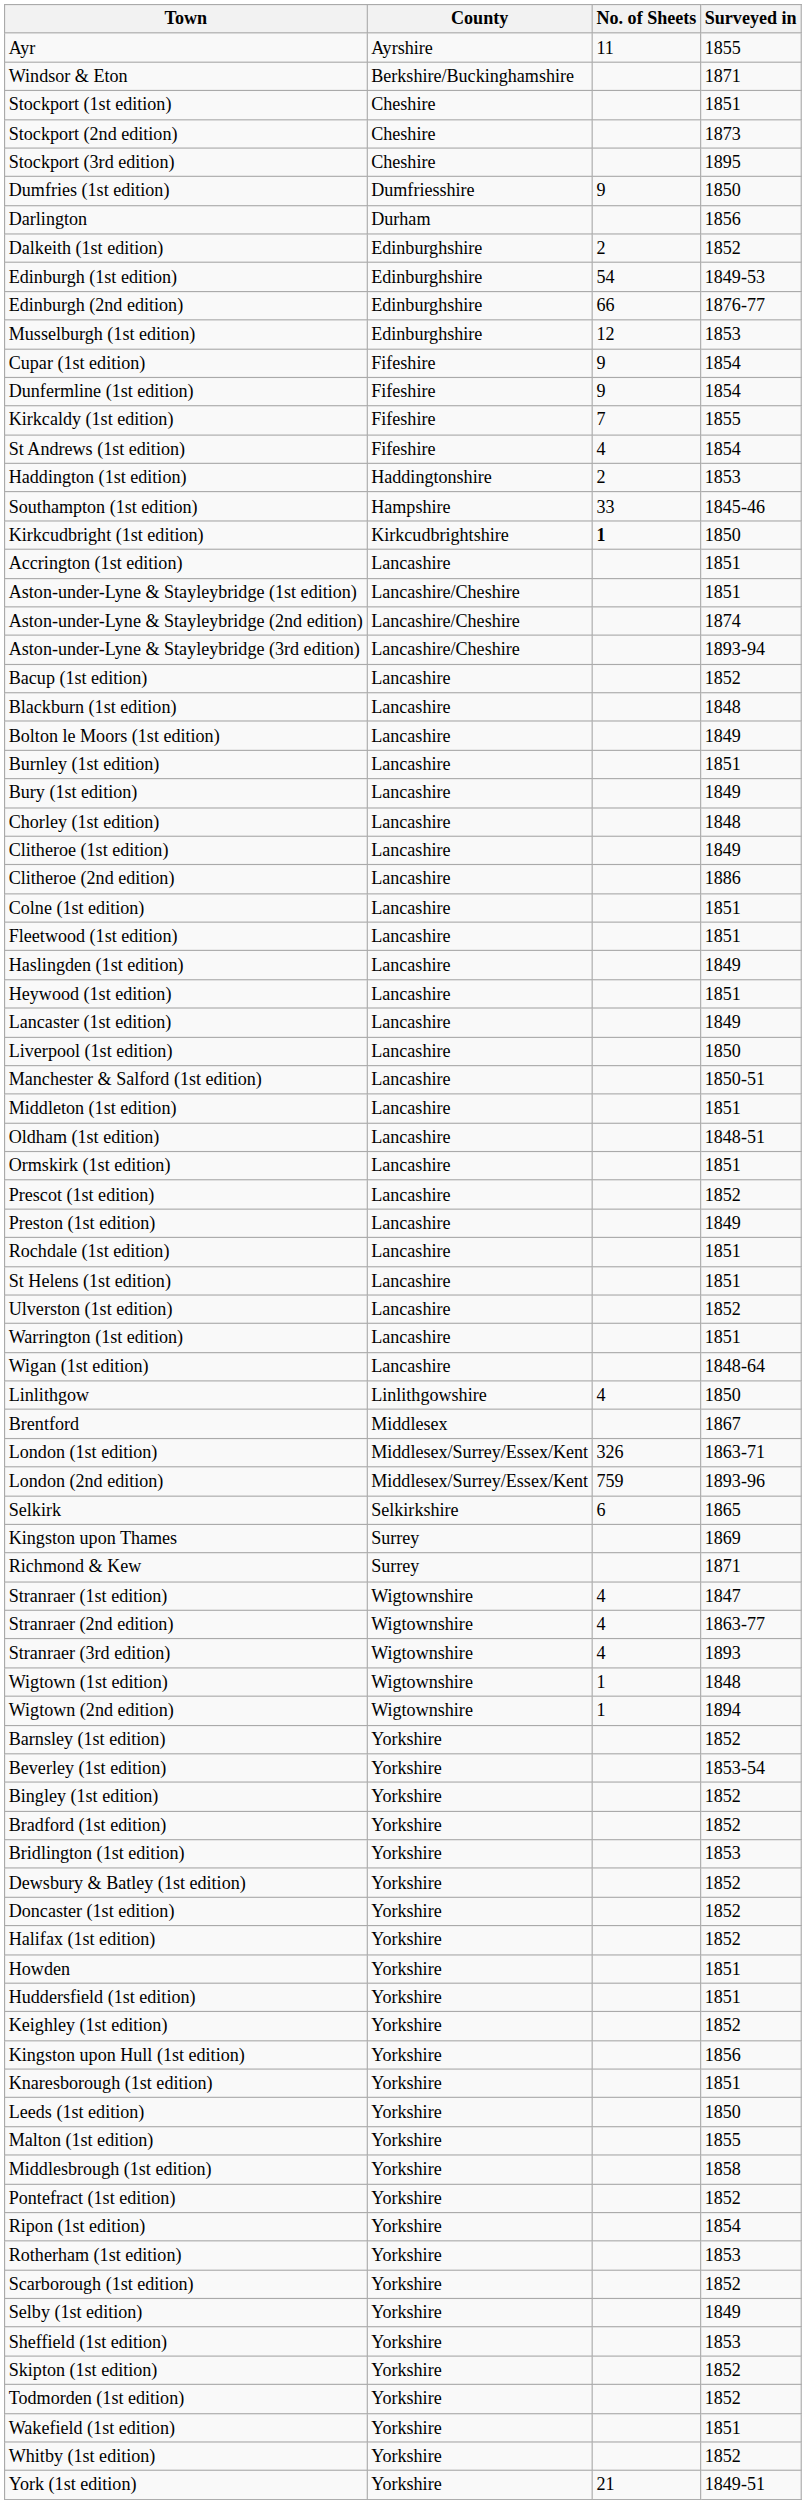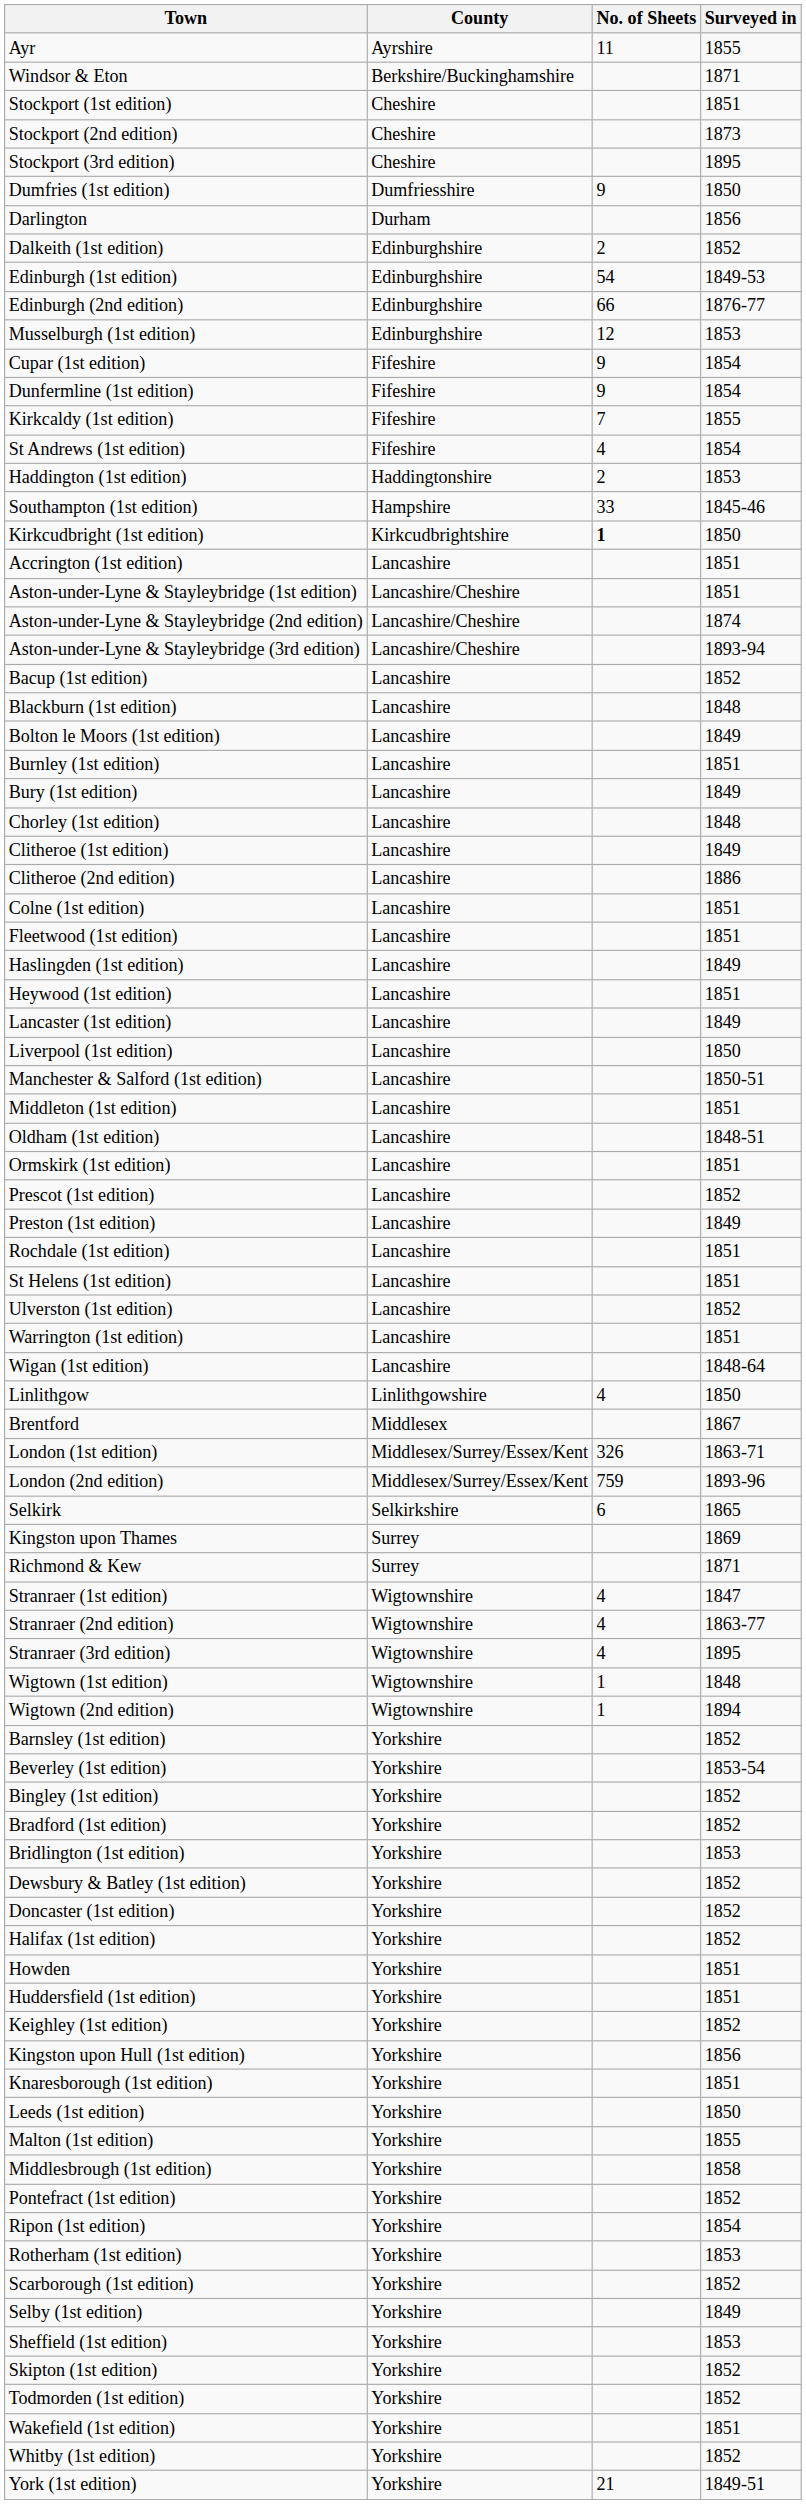(723, 1653) 1893 -> (723, 1653) 1895
